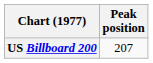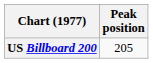(124, 48) 207 -> (124, 48) 205
